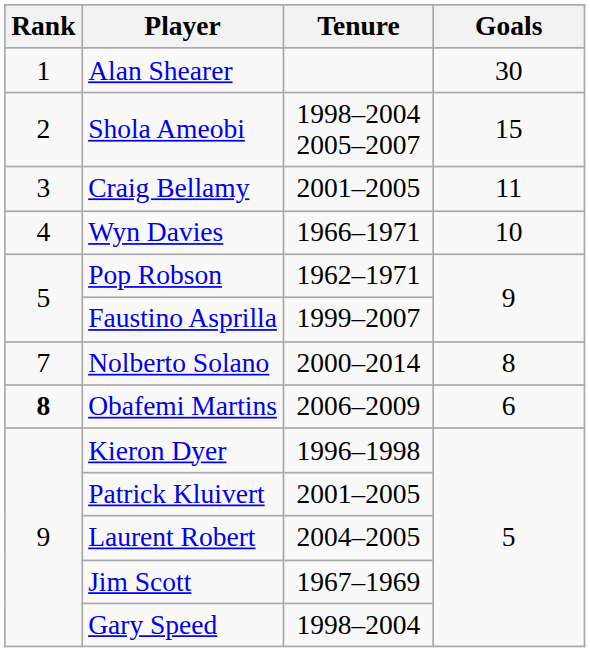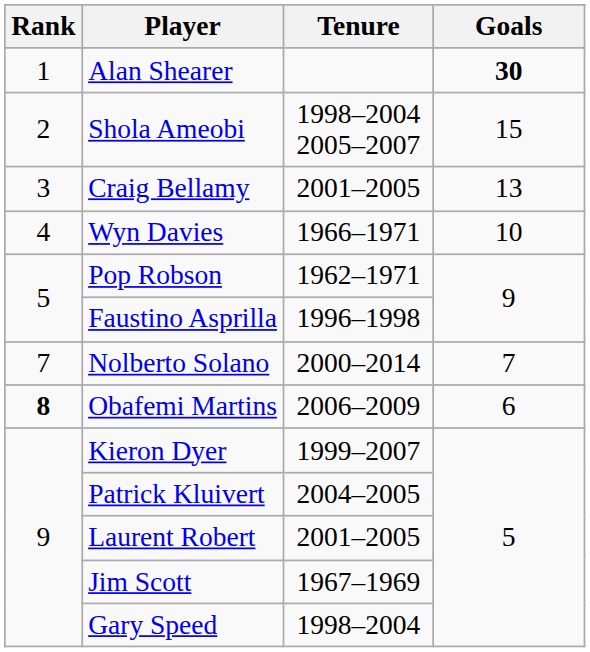(509, 69) normal -> (509, 69) bold
(509, 188) 11 -> (509, 188) 13
(358, 319) 1999–2007 -> (358, 319) 1996–1998
(509, 362) 8 -> (509, 362) 7
(358, 450) 1996–1998 -> (358, 450) 1999–2007
(358, 493) 2001–2005 -> (358, 493) 2004–2005
(358, 537) 2004–2005 -> (358, 537) 2001–2005
